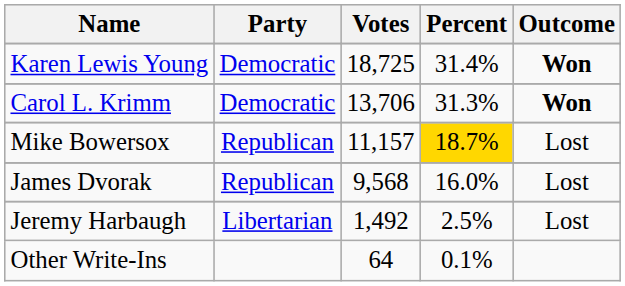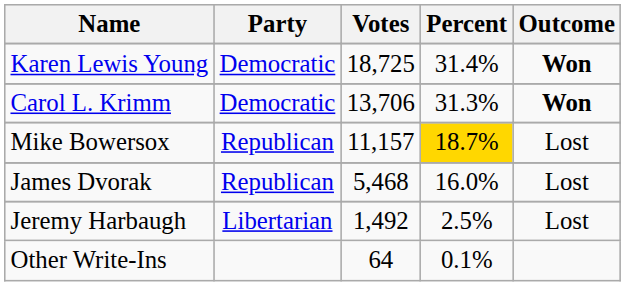(381, 181) 9,568 -> (381, 181) 5,468
